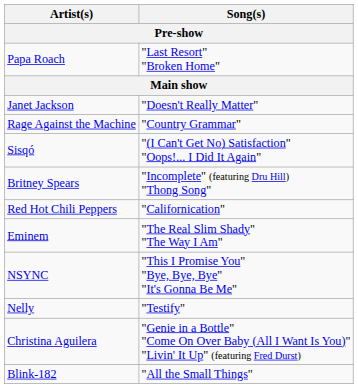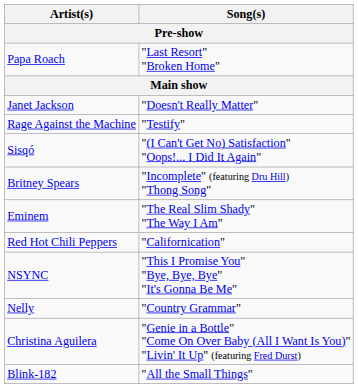(191, 124) "Country Grammar" -> (163, 124) "Testify"
rows swapped: (28, 235) <-> (62, 209)
(163, 308) "Testify" -> (191, 308) "Country Grammar"
